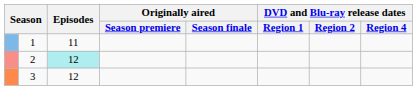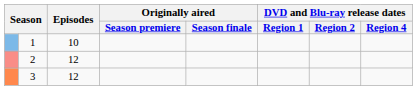(73, 42) 11 -> (73, 42) 10
(73, 59) paleturquoise background -> (73, 59) no background
